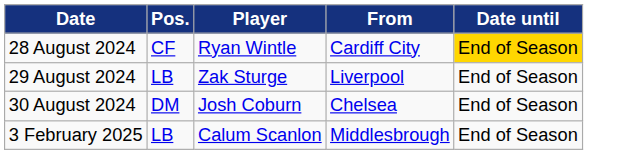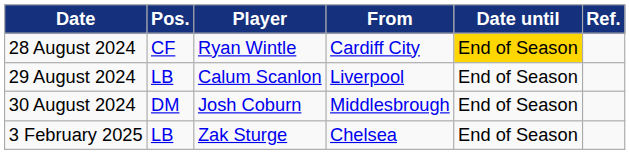+ column: (603, 18)
(243, 76) Zak Sturge -> (260, 76) Calum Scanlon
(364, 105) Chelsea -> (390, 105) Middlesbrough
(260, 134) Calum Scanlon -> (243, 134) Zak Sturge
(390, 134) Middlesbrough -> (364, 134) Chelsea
